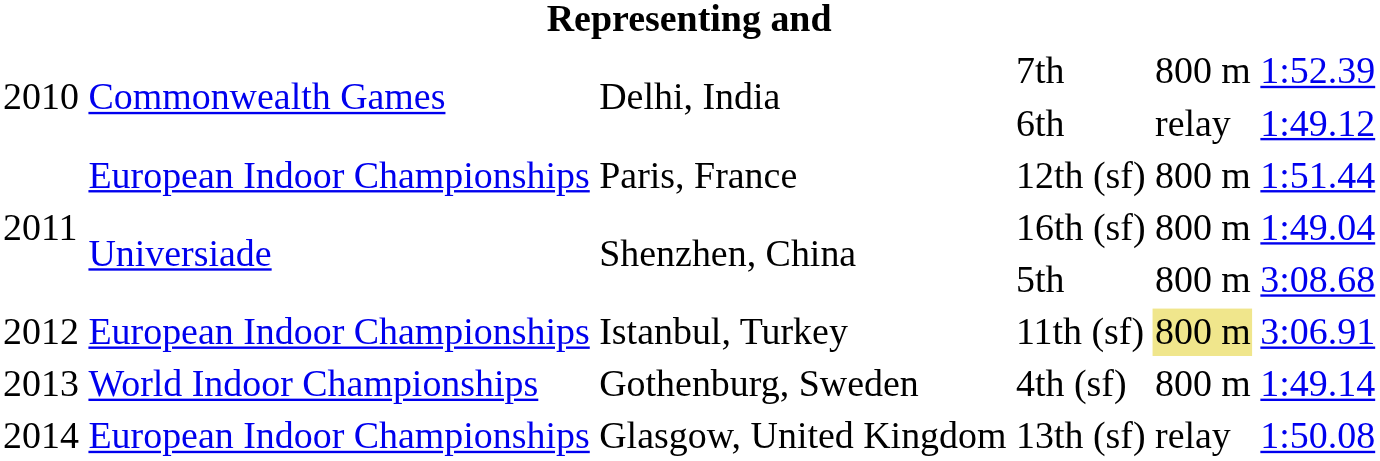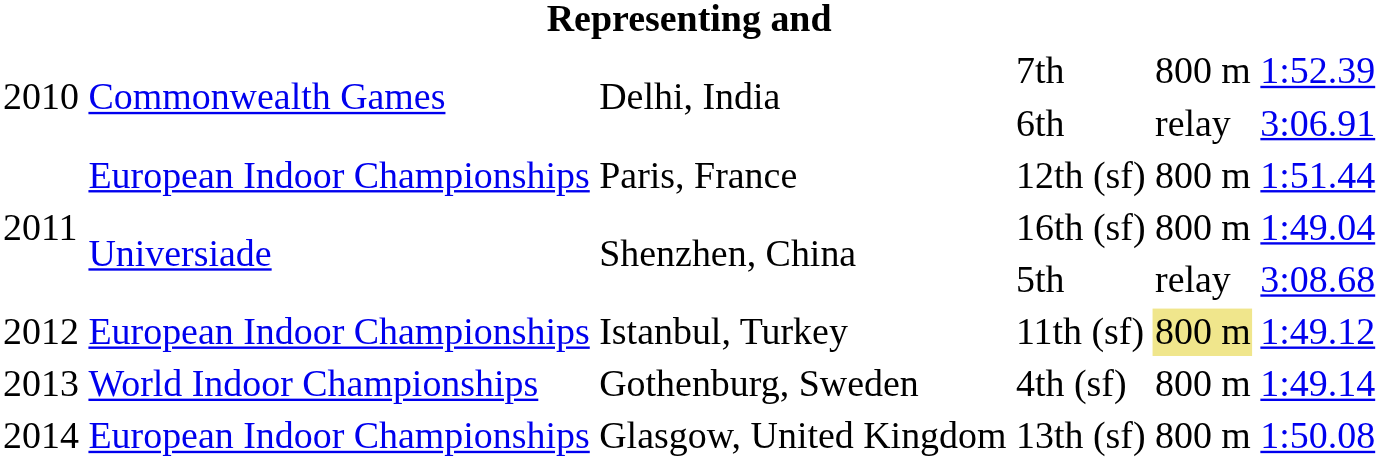(1318, 123) 1:49.12 -> (1318, 123) 3:06.91
(1203, 279) 800 m -> (1193, 279) relay
(1318, 331) 3:06.91 -> (1318, 331) 1:49.12
(1193, 435) relay -> (1203, 435) 800 m
